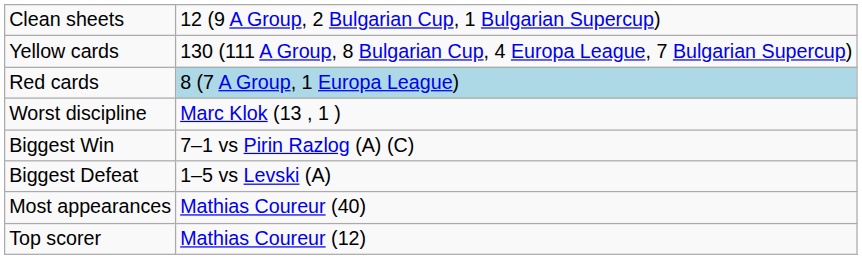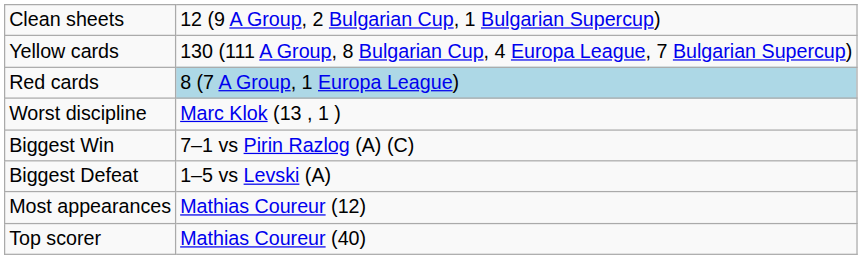(273, 207) Mathias Coureur (40) -> (273, 207) Mathias Coureur (12)
(273, 238) Mathias Coureur (12) -> (273, 238) Mathias Coureur (40)
